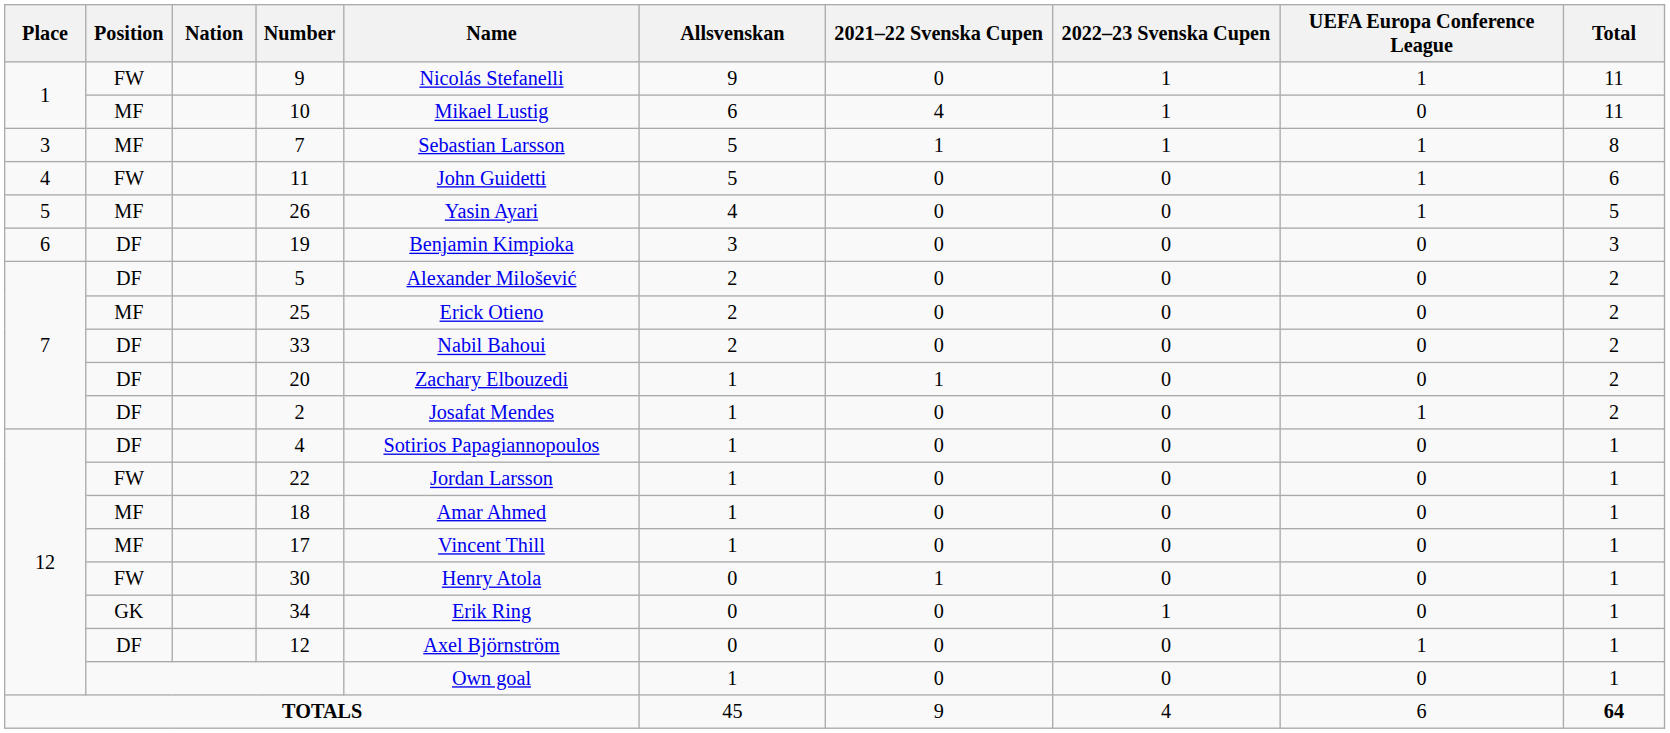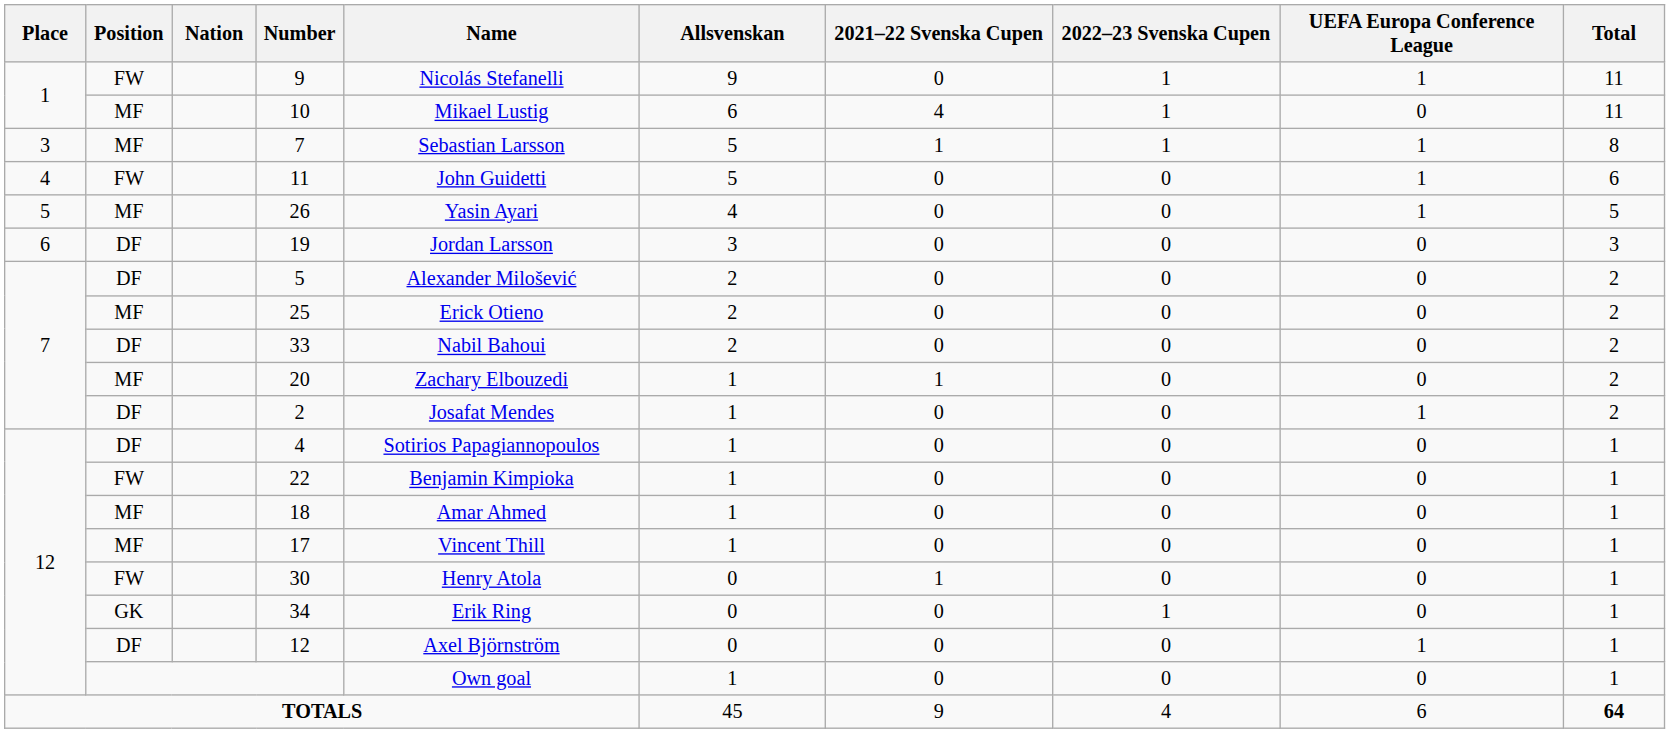(491, 245) Benjamin Kimpioka -> (491, 245) Jordan Larsson
(129, 378) DF -> (129, 378) MF
(491, 478) Jordan Larsson -> (491, 478) Benjamin Kimpioka
